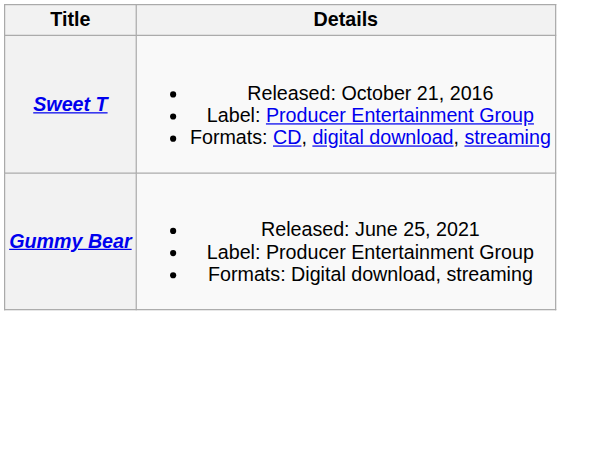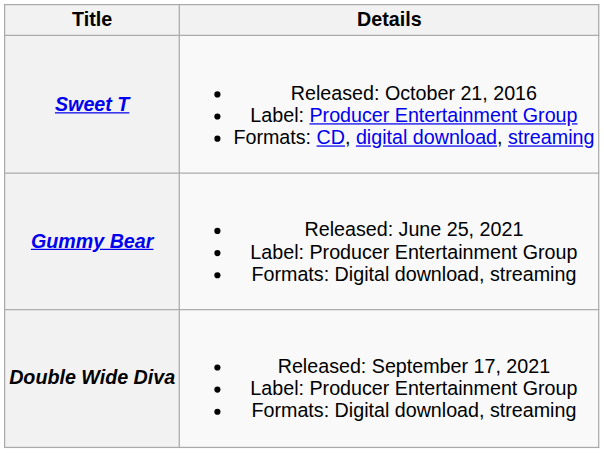+ row: (92, 378)
